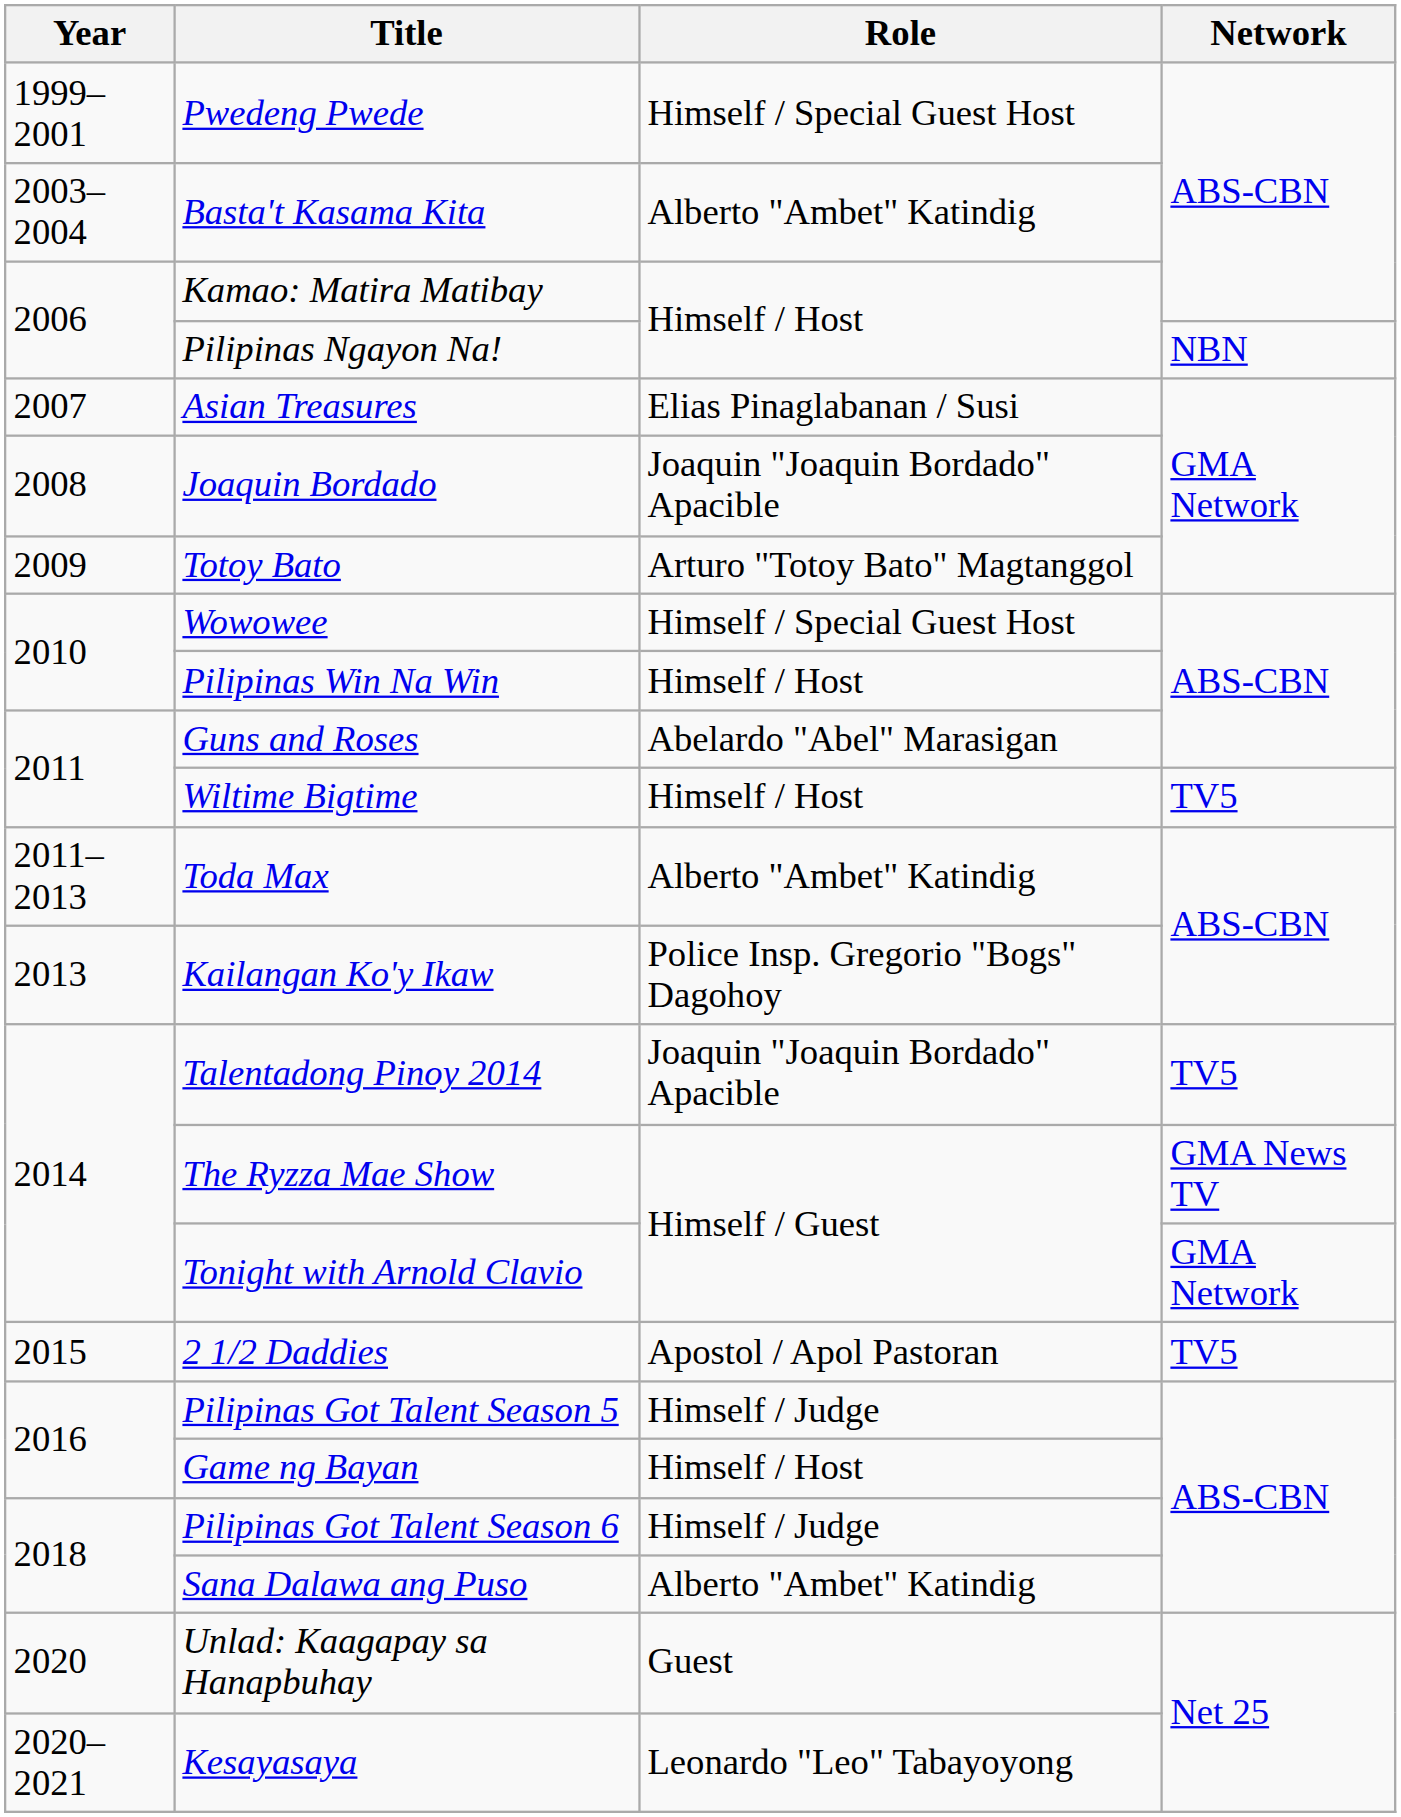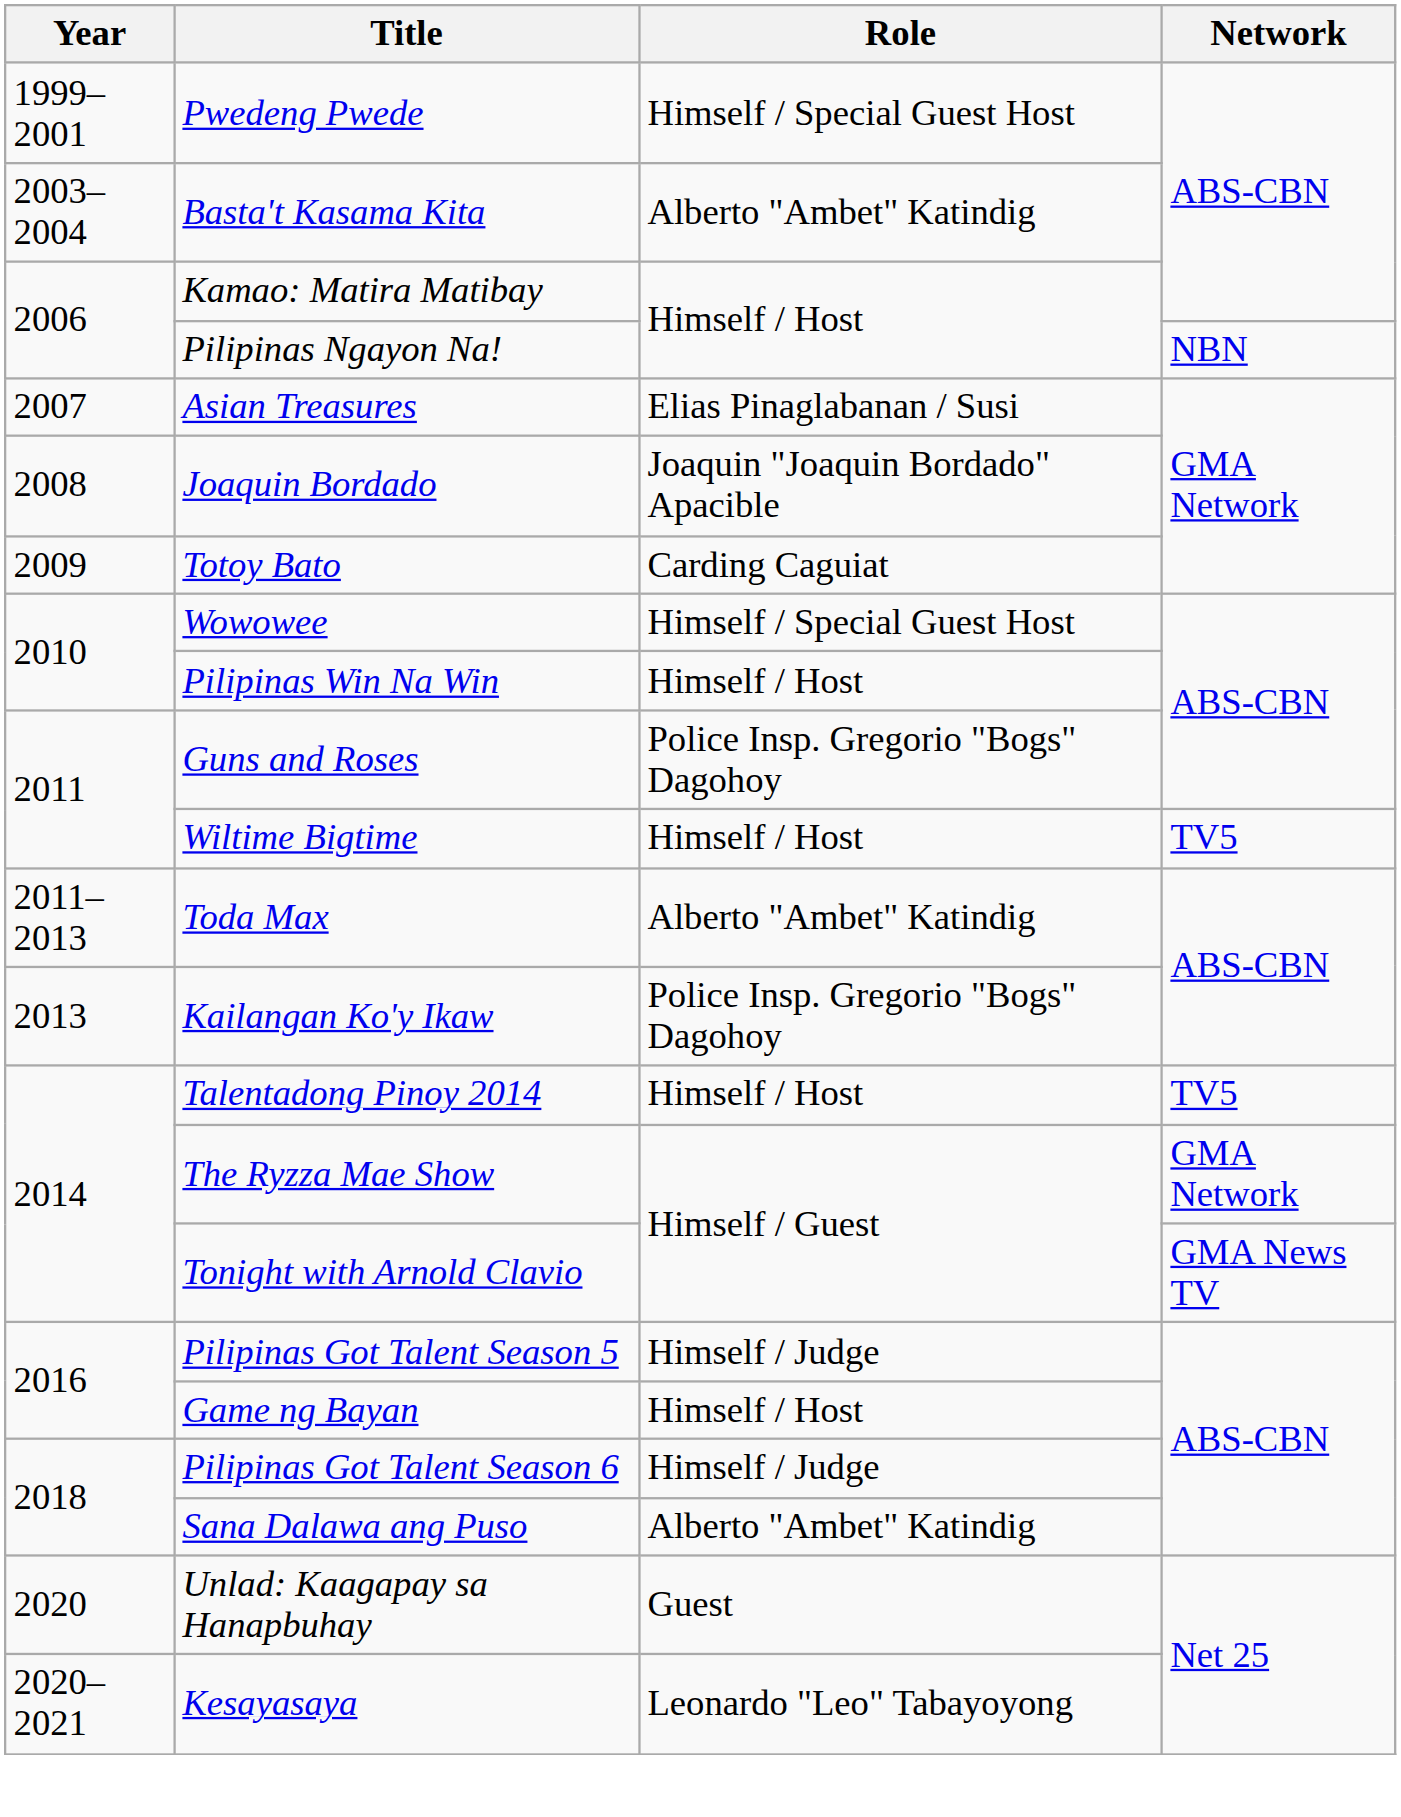(891, 563) Arturo "Totoy Bato" Magtanggol -> (768, 563) Carding Caguiat
(853, 738) Abelardo "Abel" Marasigan -> (862, 758) Police Insp. Gregorio "Bogs" Dagohoy
(849, 1073) Joaquin "Joaquin Bordado" Apacible -> (755, 1094) Himself / Host
(1258, 1173) GMA News TV -> (1234, 1173) GMA Network
(1234, 1272) GMA Network -> (1258, 1272) GMA News TV
- row: (285, 1351)
